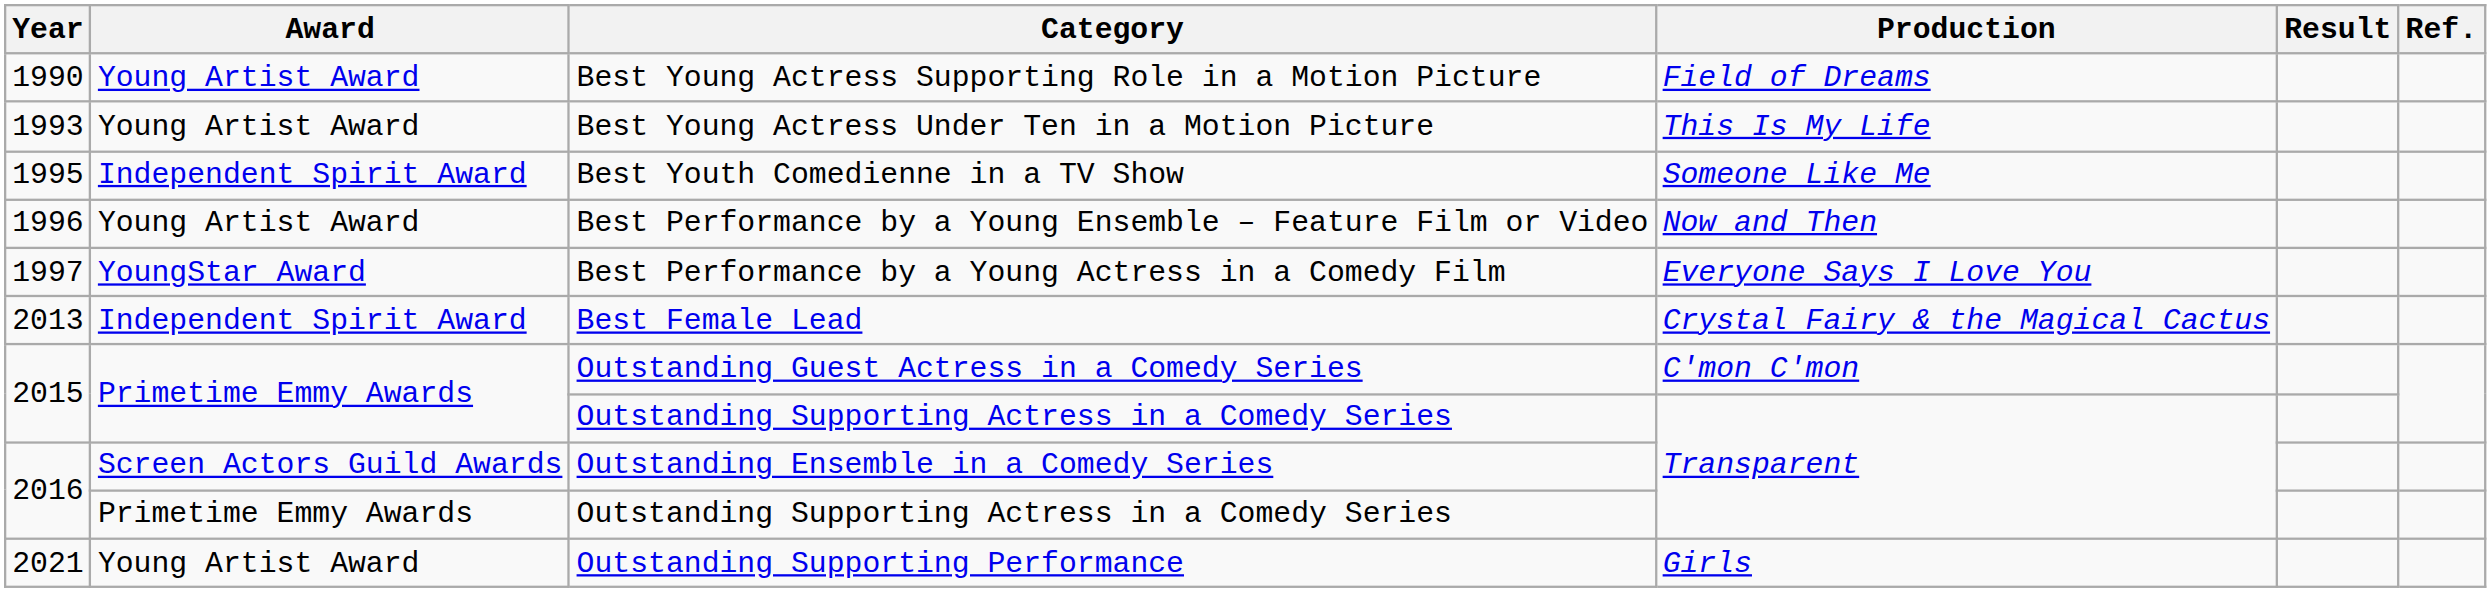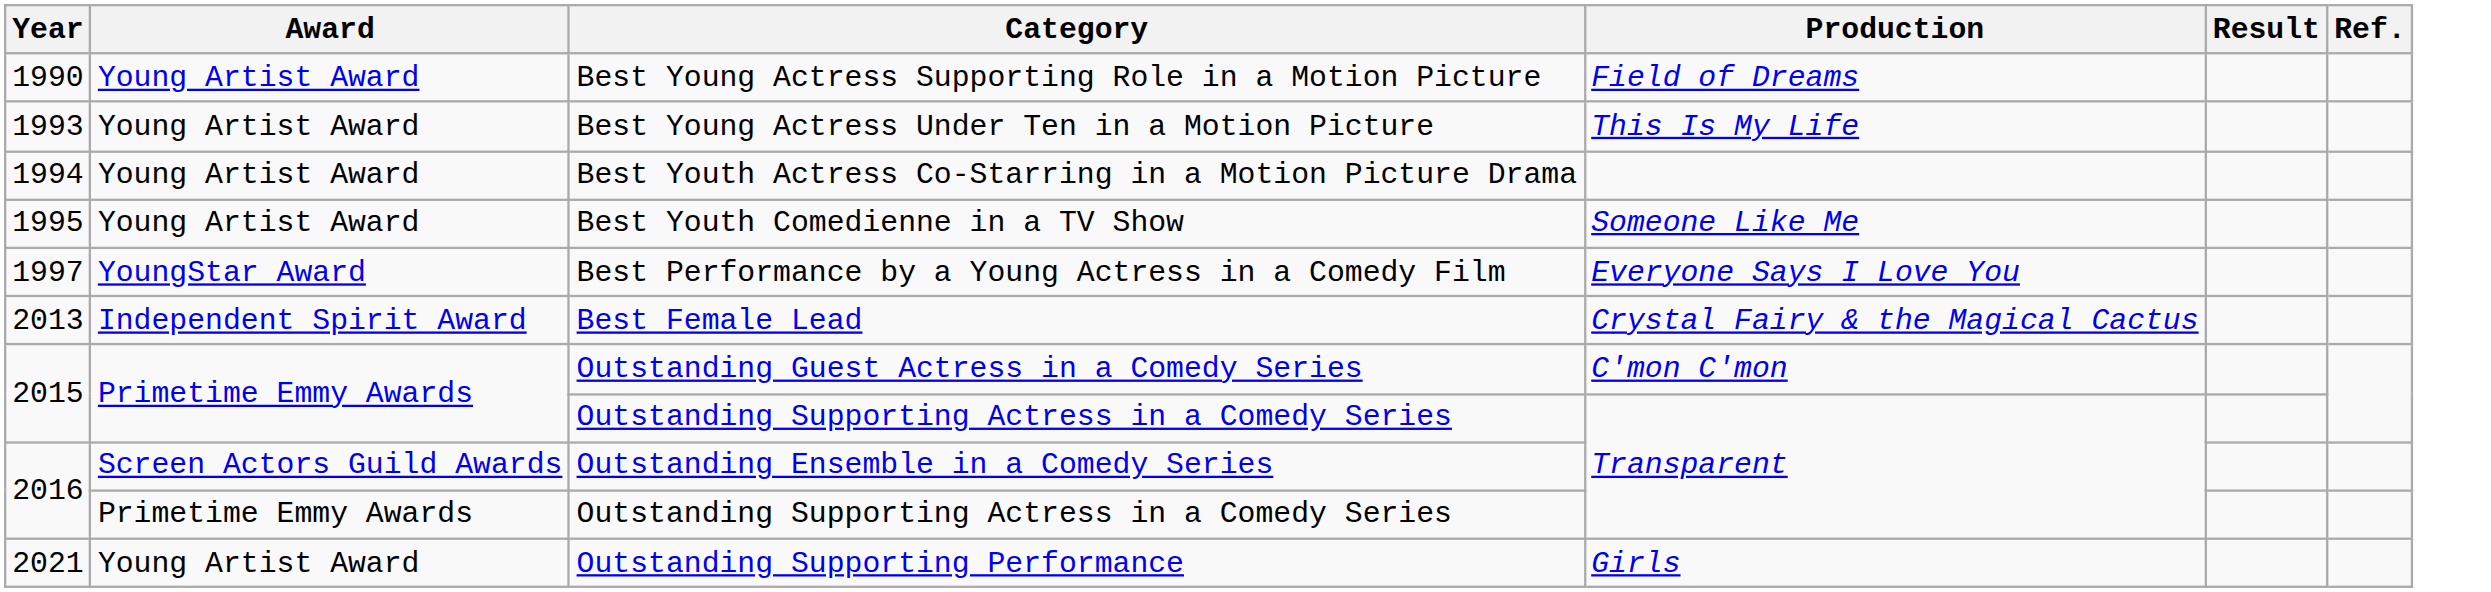+ row: (48, 175)
(312, 175) Independent Spirit Award -> (259, 223) Young Artist Award
- row: (48, 223)
